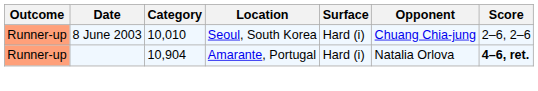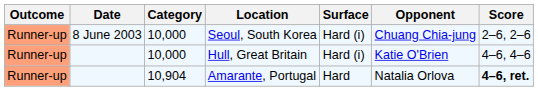(167, 34) 10,010 -> (167, 34) 10,000
+ row: (257, 55)
(344, 55) Hard (i) -> (336, 75) Hard
